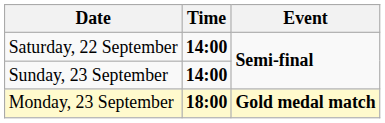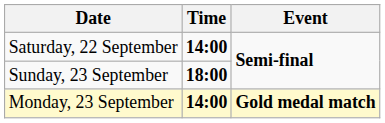(207, 74) 14:00 -> (207, 74) 18:00
(207, 103) 18:00 -> (207, 103) 14:00
